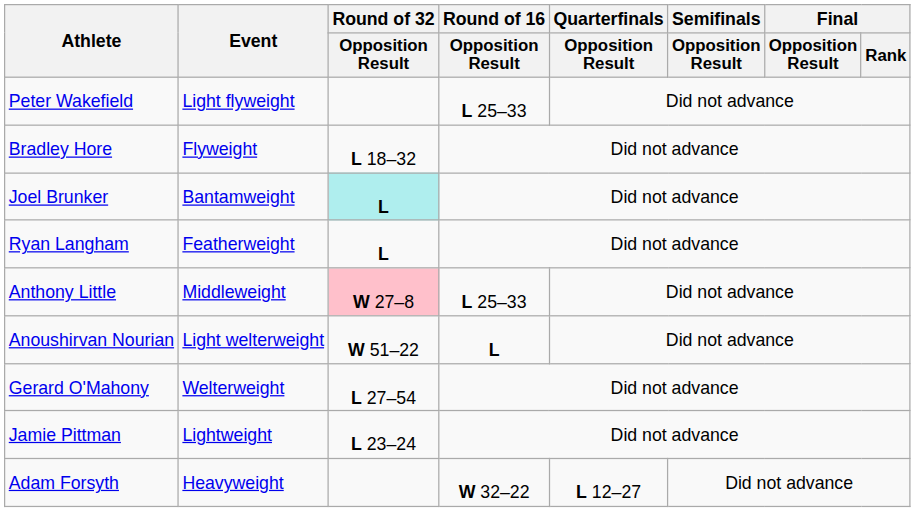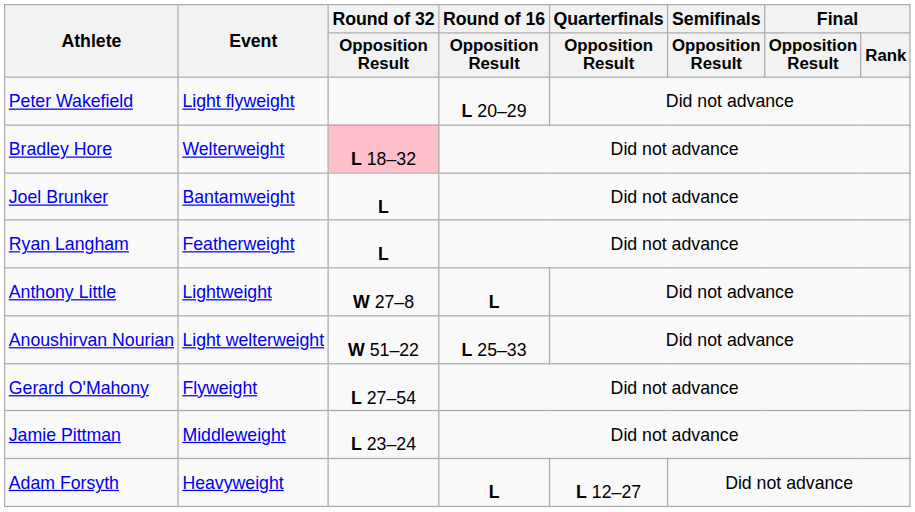(494, 112) L 25–33 -> (494, 112) L 20–29
(220, 149) Flyweight -> (233, 149) Welterweight
(384, 159) no background -> (384, 159) pink background
(384, 207) paleturquoise background -> (384, 207) no background
(234, 292) Middleweight -> (227, 292) Lightweight
(384, 302) pink background -> (384, 302) no background
(494, 302) L 25–33 -> (494, 302) L
(494, 350) L -> (494, 350) L 25–33
(233, 388) Welterweight -> (220, 388) Flyweight
(227, 435) Lightweight -> (234, 435) Middleweight
(494, 493) W 32–22 -> (494, 493) L
